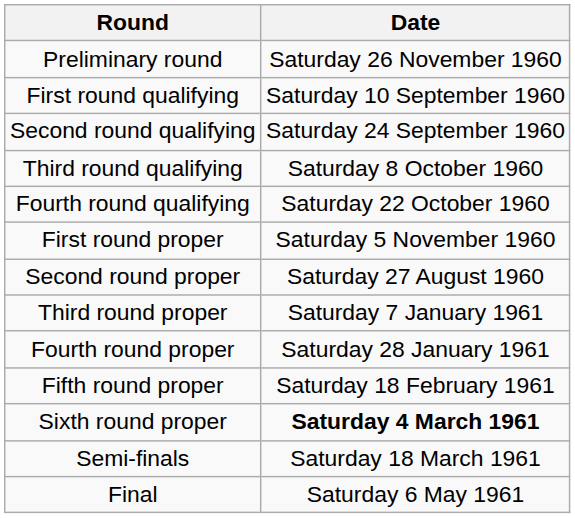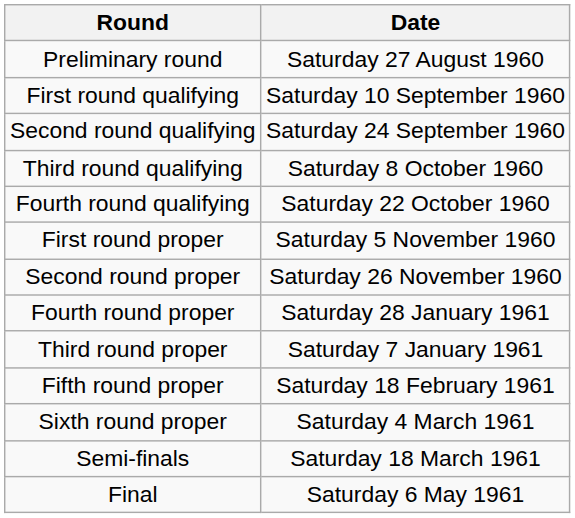(415, 58) Saturday 26 November 1960 -> (415, 58) Saturday 27 August 1960
(415, 276) Saturday 27 August 1960 -> (415, 276) Saturday 26 November 1960
rows swapped: (133, 312) <-> (133, 349)
(415, 421) bold -> (415, 421) normal
